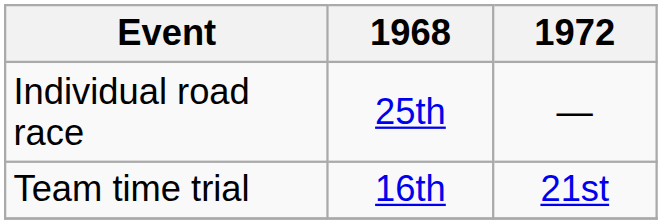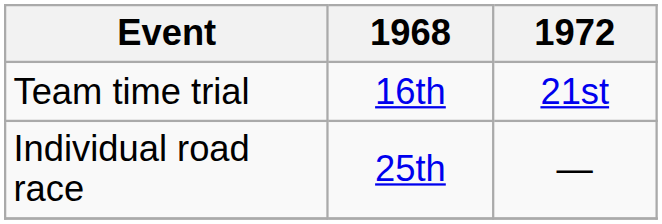rows swapped: (132, 111) <-> (132, 189)
